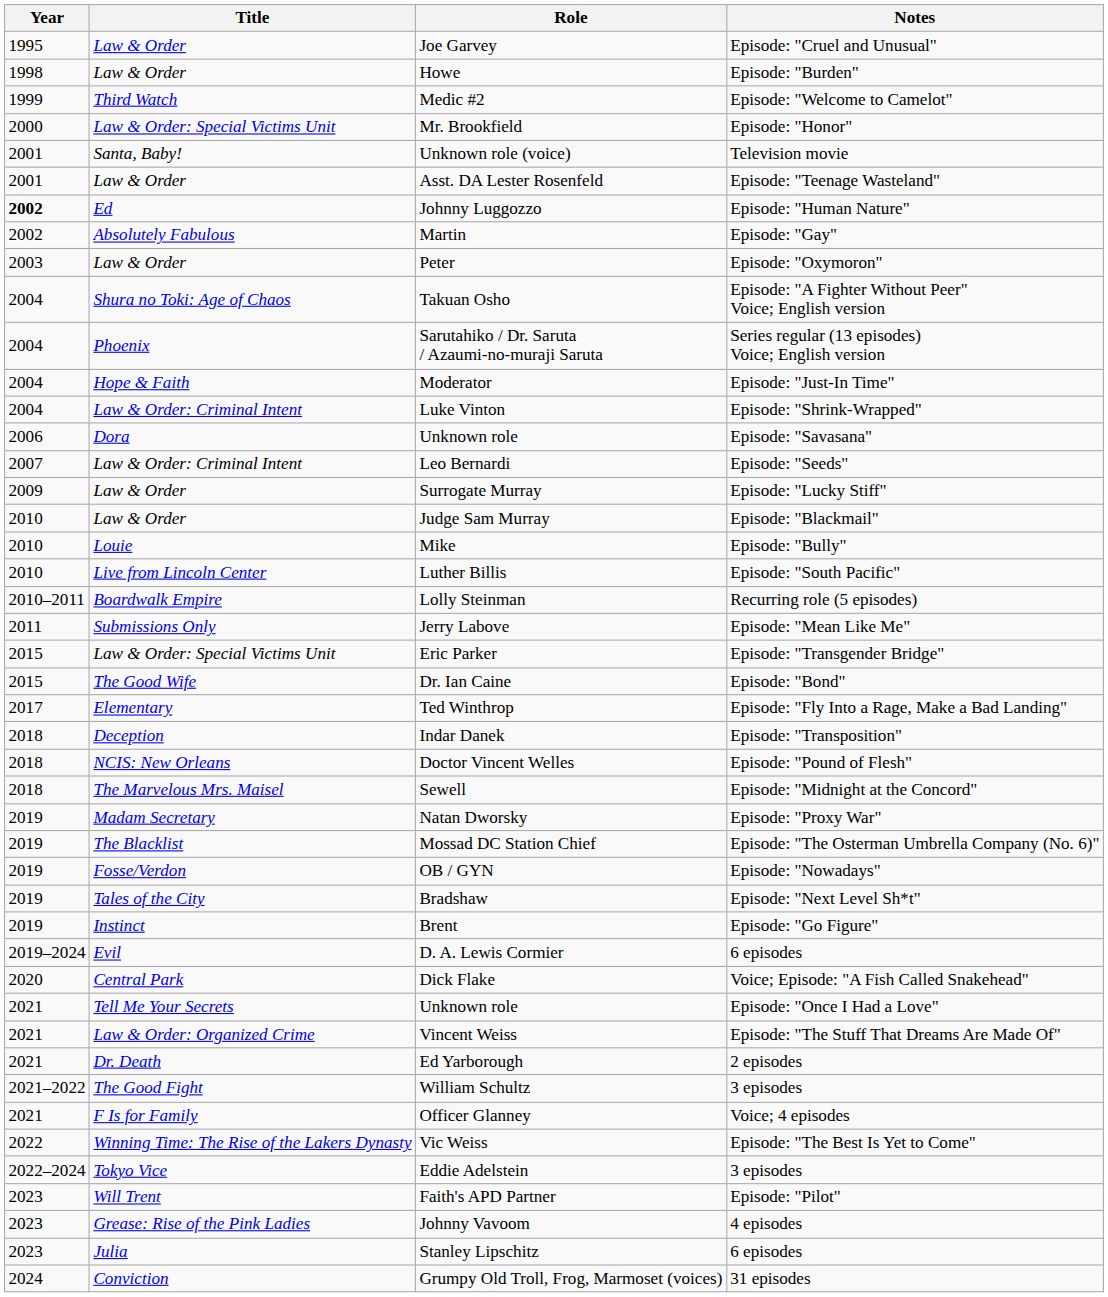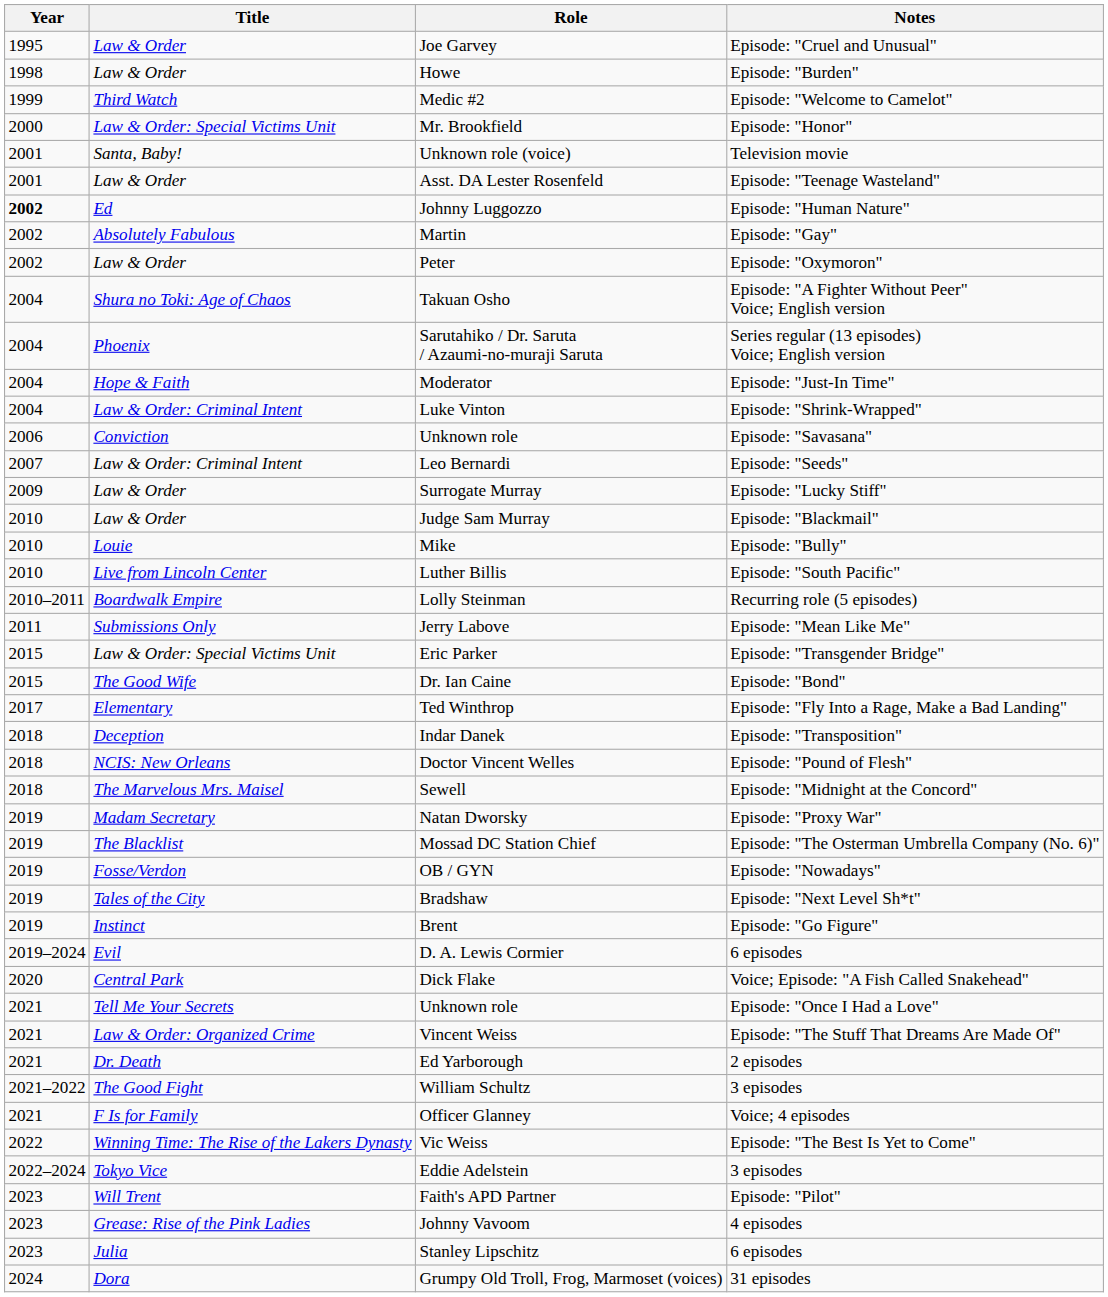(26, 262) 2003 -> (26, 262) 2002
(111, 436) Dora -> (131, 436) Conviction
(131, 1278) Conviction -> (111, 1278) Dora
